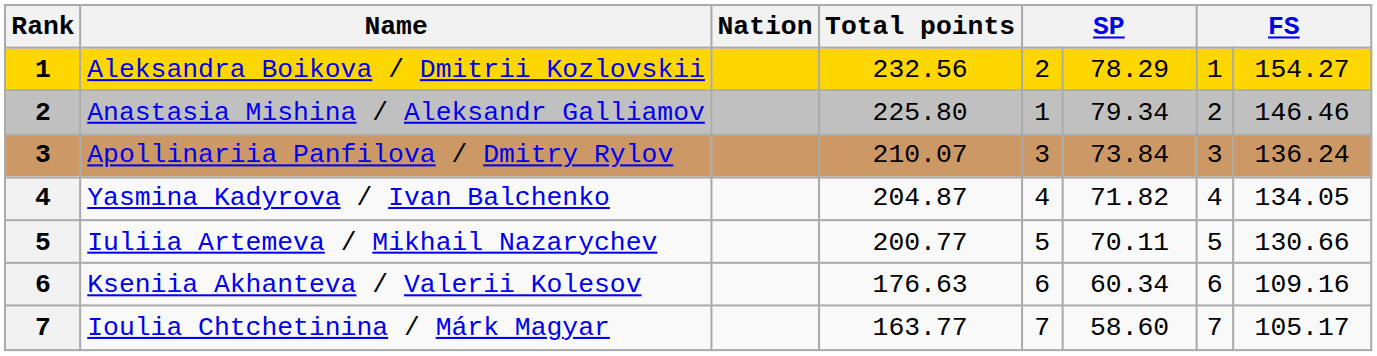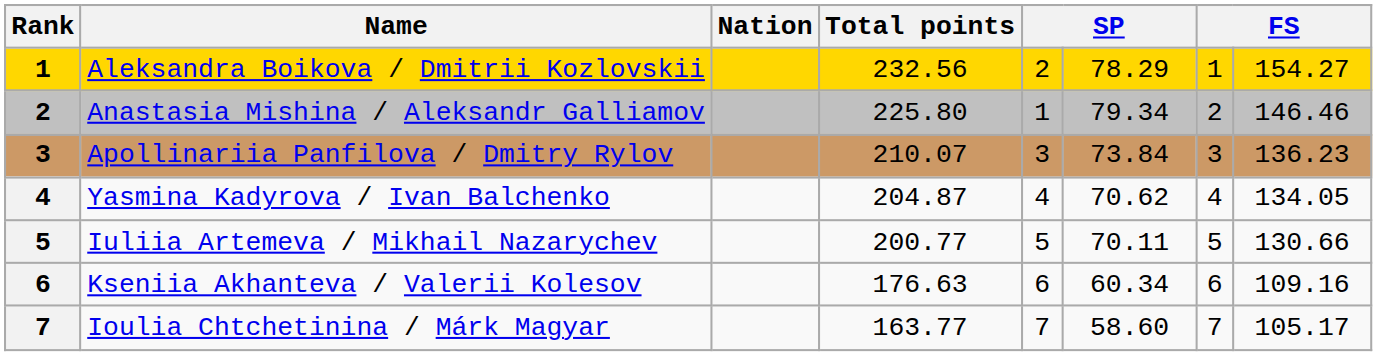(1302, 156) 136.24 -> (1302, 156) 136.23
(1130, 199) 71.82 -> (1130, 199) 70.62
